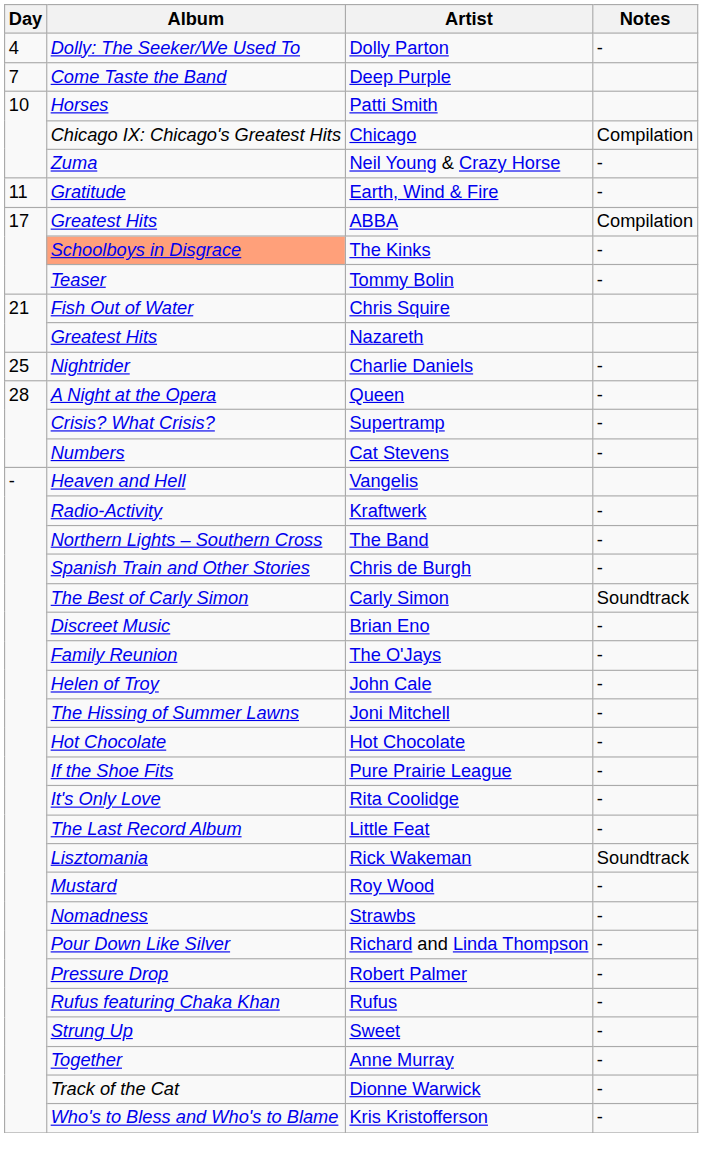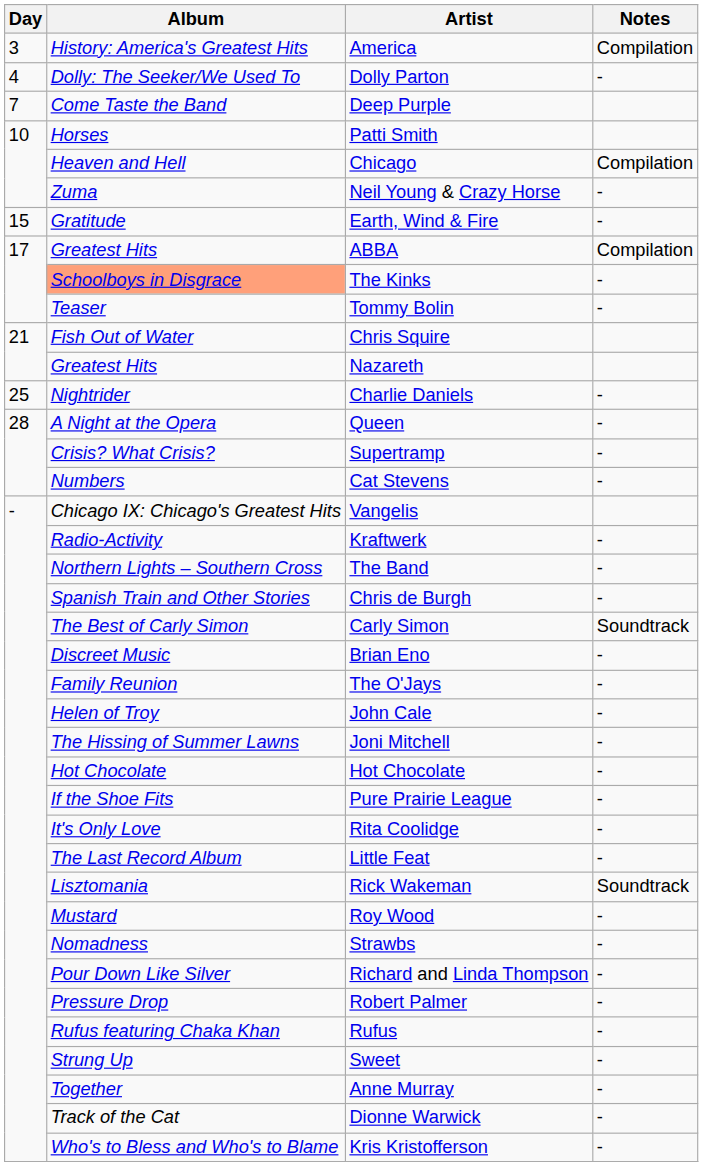+ row: (383, 47)
(196, 134) Chicago IX: Chicago's Greatest Hits -> (118, 163) Heaven and Hell
(18, 192) 11 -> (19, 221) 15
(118, 481) Heaven and Hell -> (196, 510) Chicago IX: Chicago's Greatest Hits
